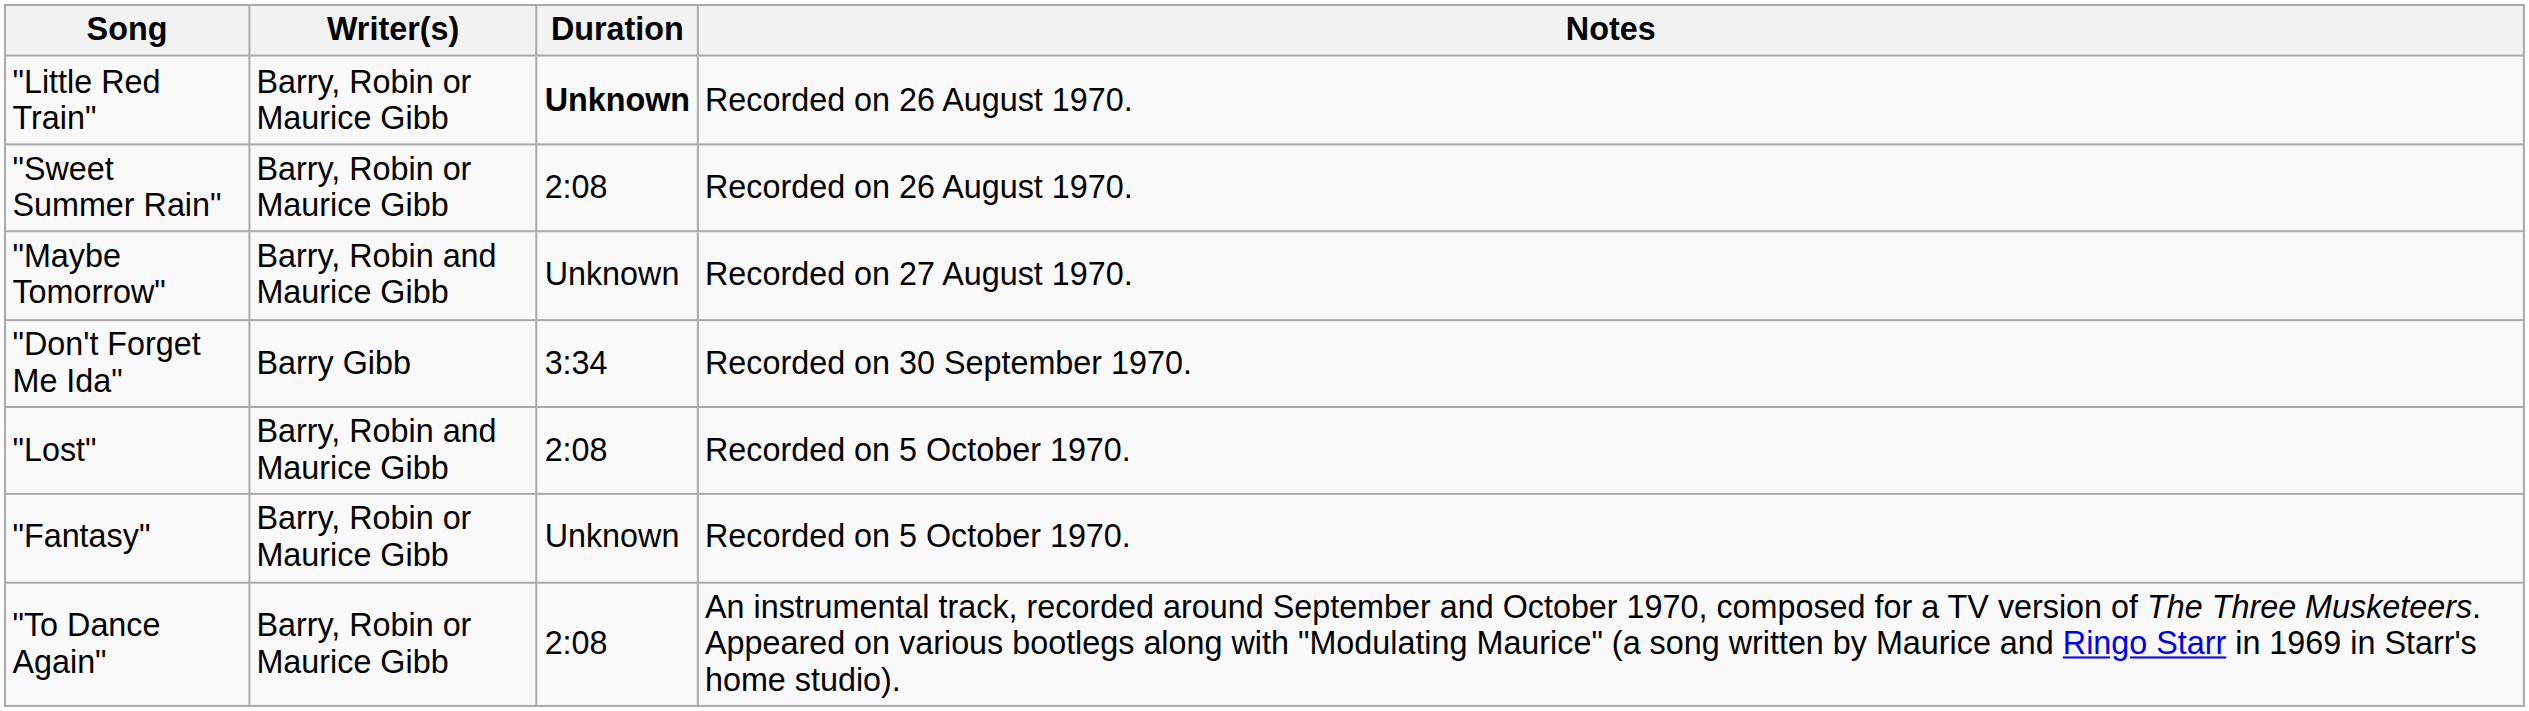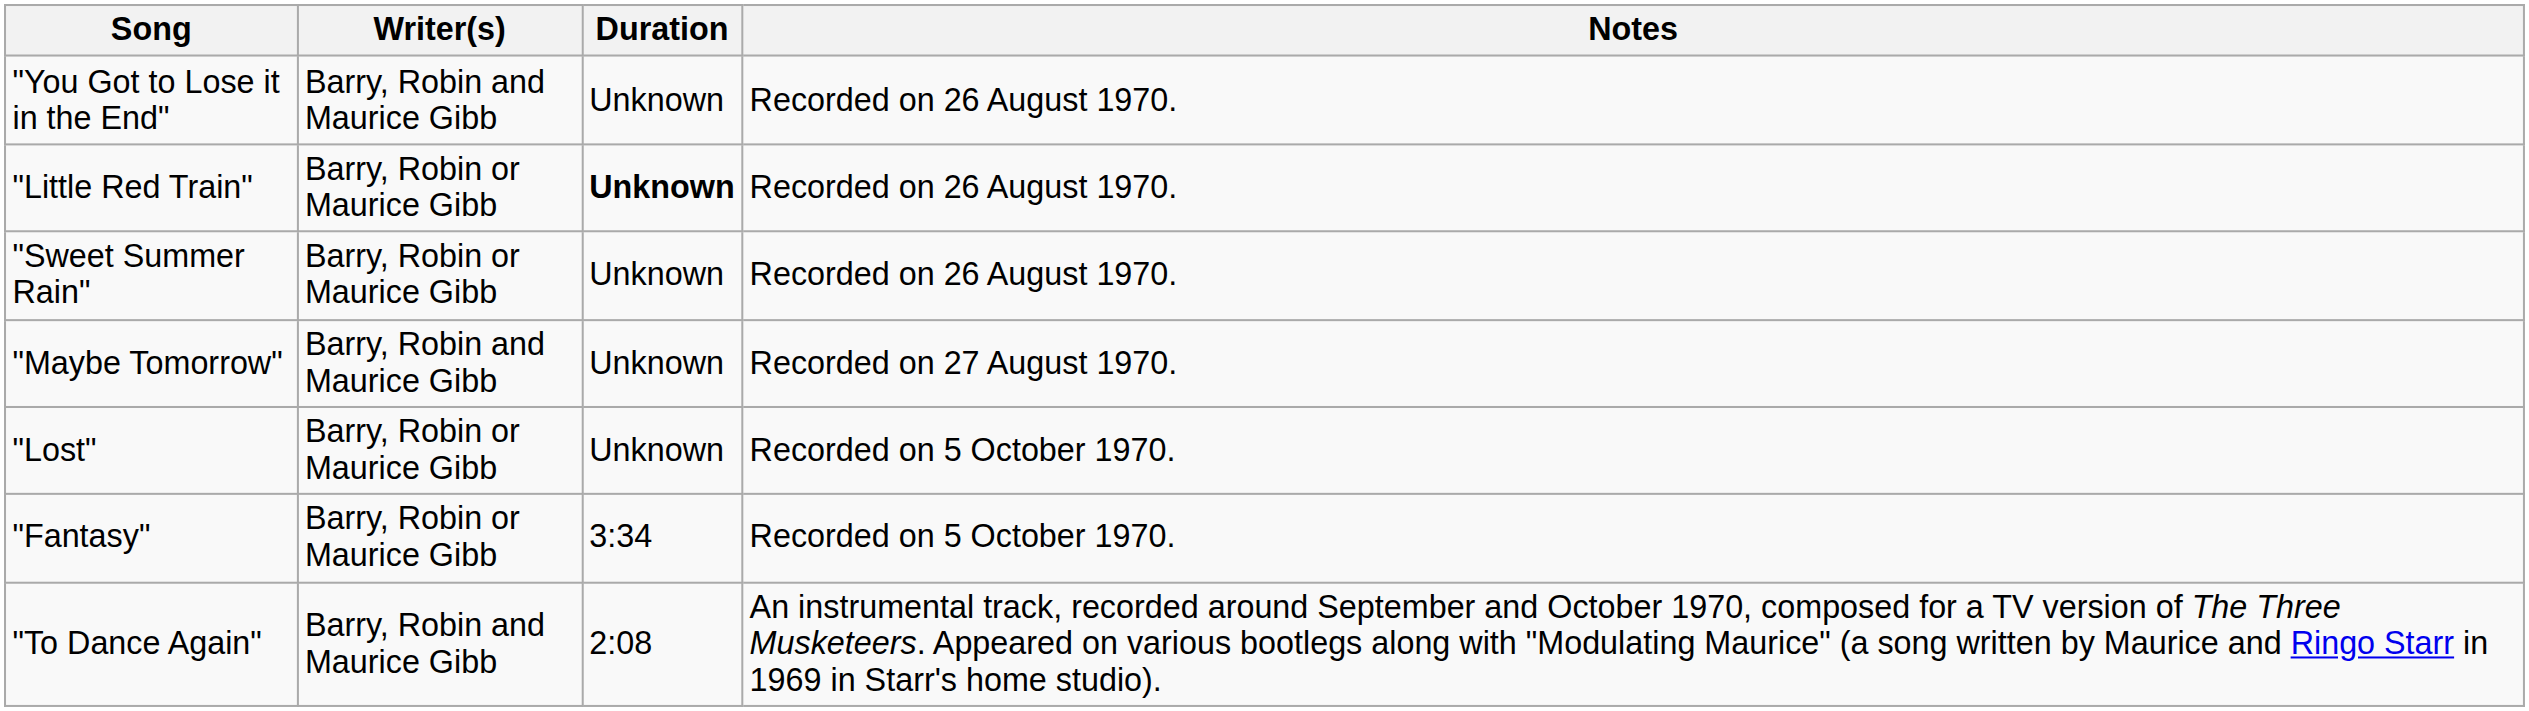+ row: (146, 99)
(576, 187) 2:08 -> (657, 274) Unknown
- row: (107, 362)
(377, 450) Barry, Robin and Maurice Gibb -> (412, 450) Barry, Robin or Maurice Gibb
(576, 450) 2:08 -> (657, 450) Unknown
(612, 537) Unknown -> (621, 537) 3:34
(364, 643) Barry, Robin or Maurice Gibb -> (425, 643) Barry, Robin and Maurice Gibb
